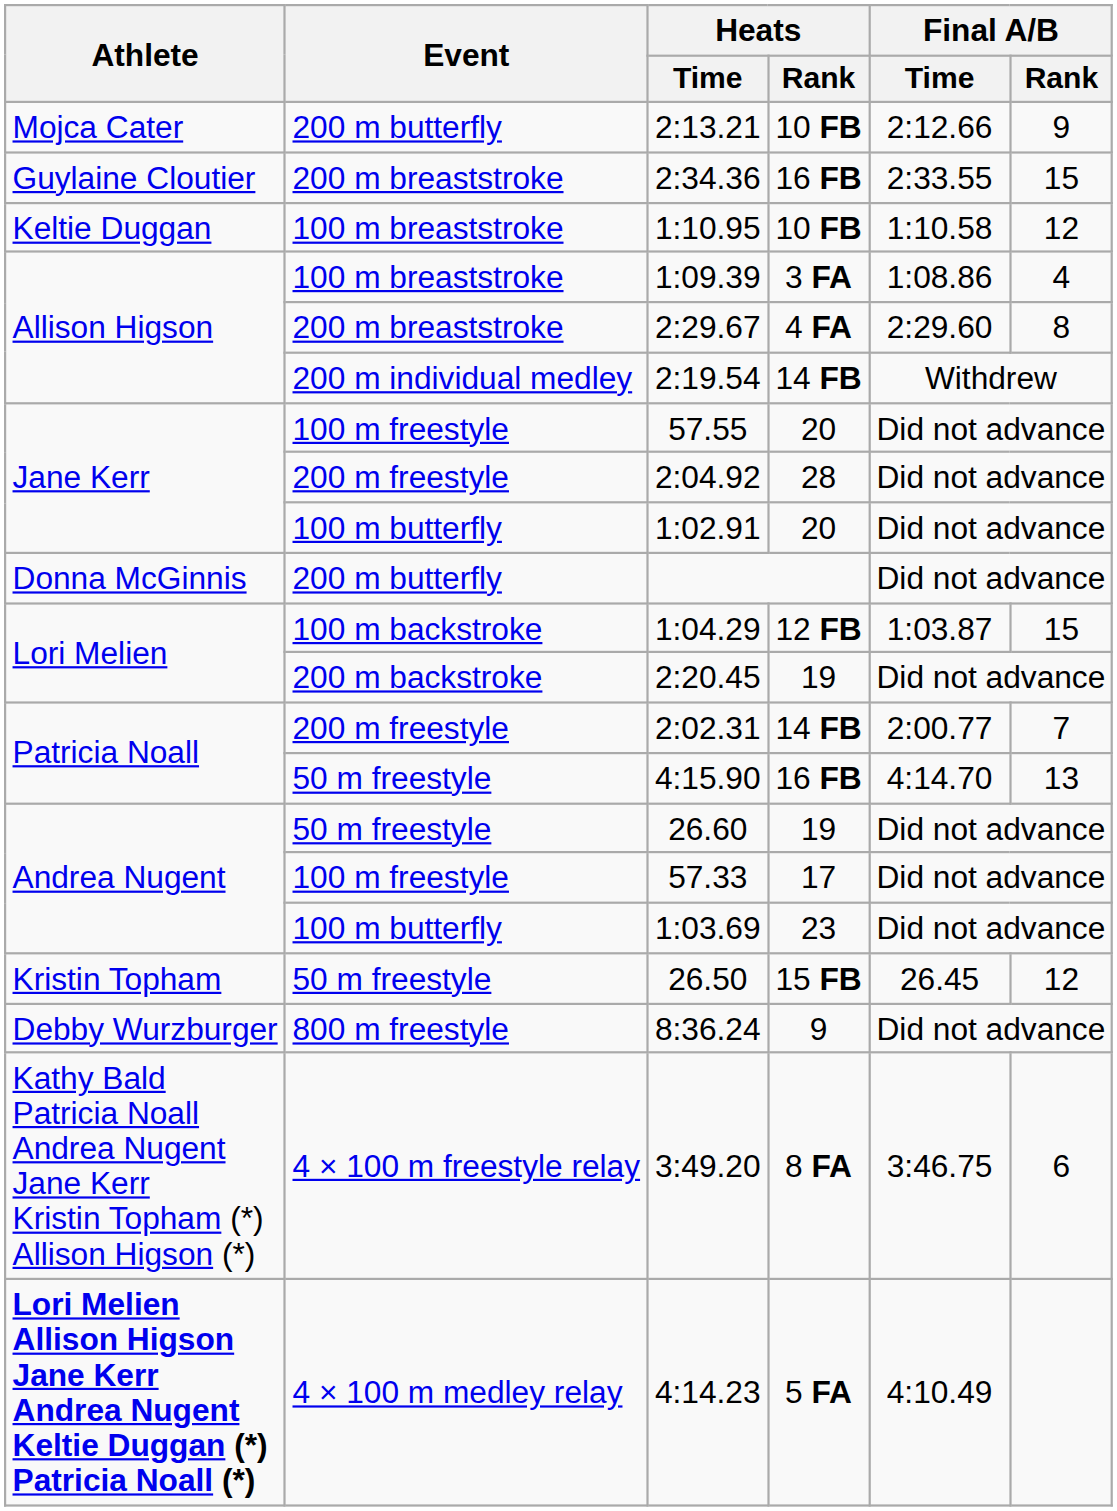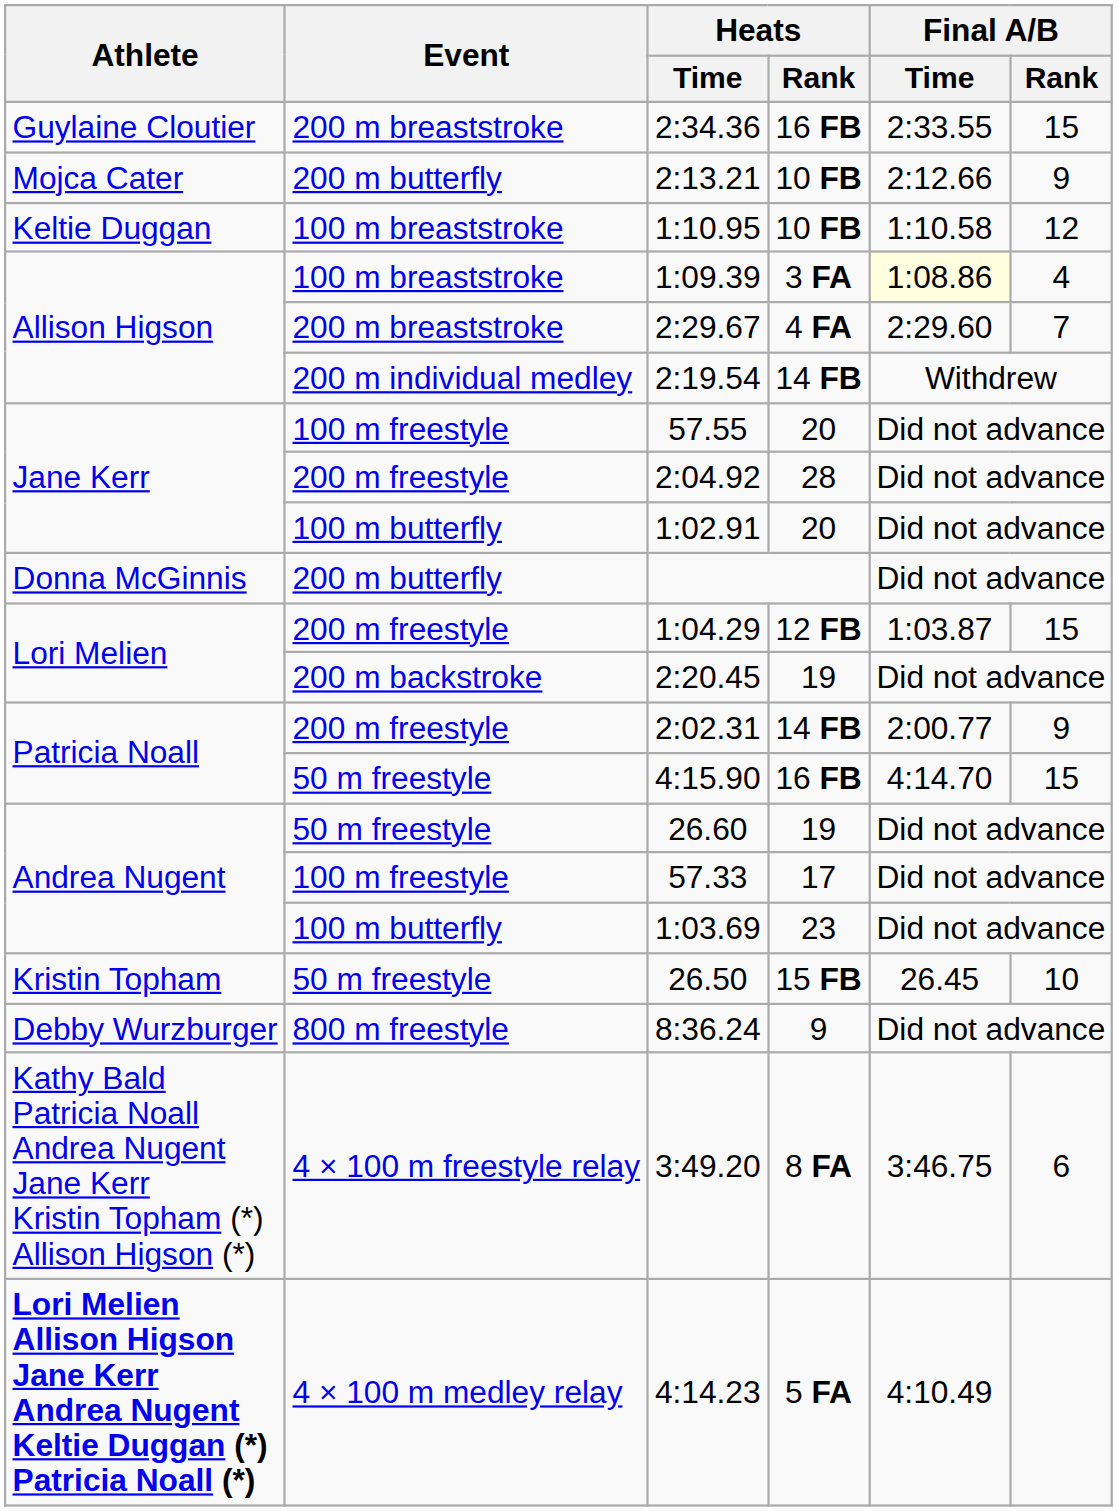rows swapped: (708, 128) <-> (708, 178)
(940, 278) no background -> (940, 278) lightyellow background
(1061, 328) 8 -> (1061, 328) 7
(417, 628) 100 m backstroke -> (401, 628) 200 m freestyle
(1061, 728) 7 -> (1061, 728) 9
(1061, 778) 13 -> (1061, 778) 15
(1061, 979) 12 -> (1061, 979) 10
